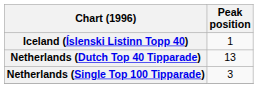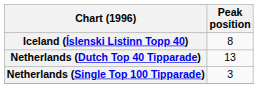(230, 41) 1 -> (230, 41) 8
